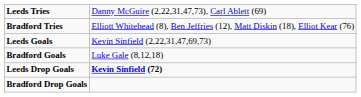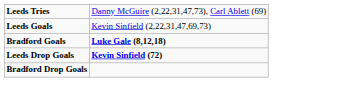- row: (35, 25)
(127, 55) normal -> (129, 40) bold
